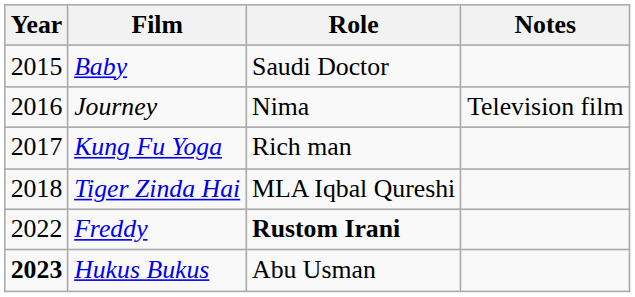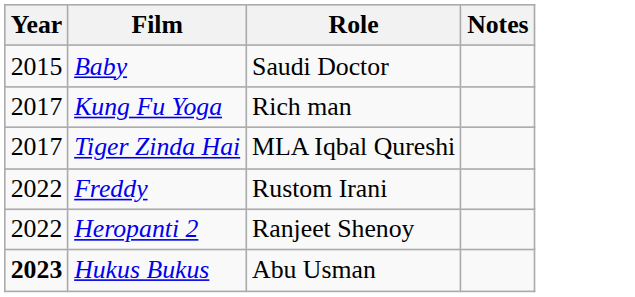- row: (116, 106)
(37, 188) 2018 -> (37, 147) 2017
(326, 229) bold -> (320, 188) normal
+ row: (136, 229)
